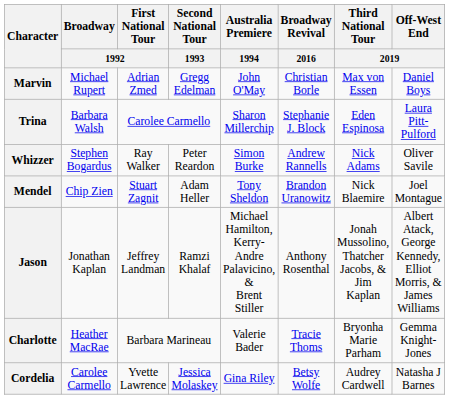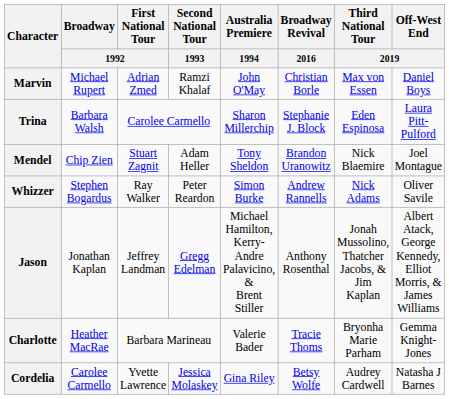(195, 83) Gregg Edelman -> (195, 83) Ramzi Khalaf
rows swapped: (33, 160) <-> (33, 191)
(195, 262) Ramzi Khalaf -> (195, 262) Gregg Edelman
